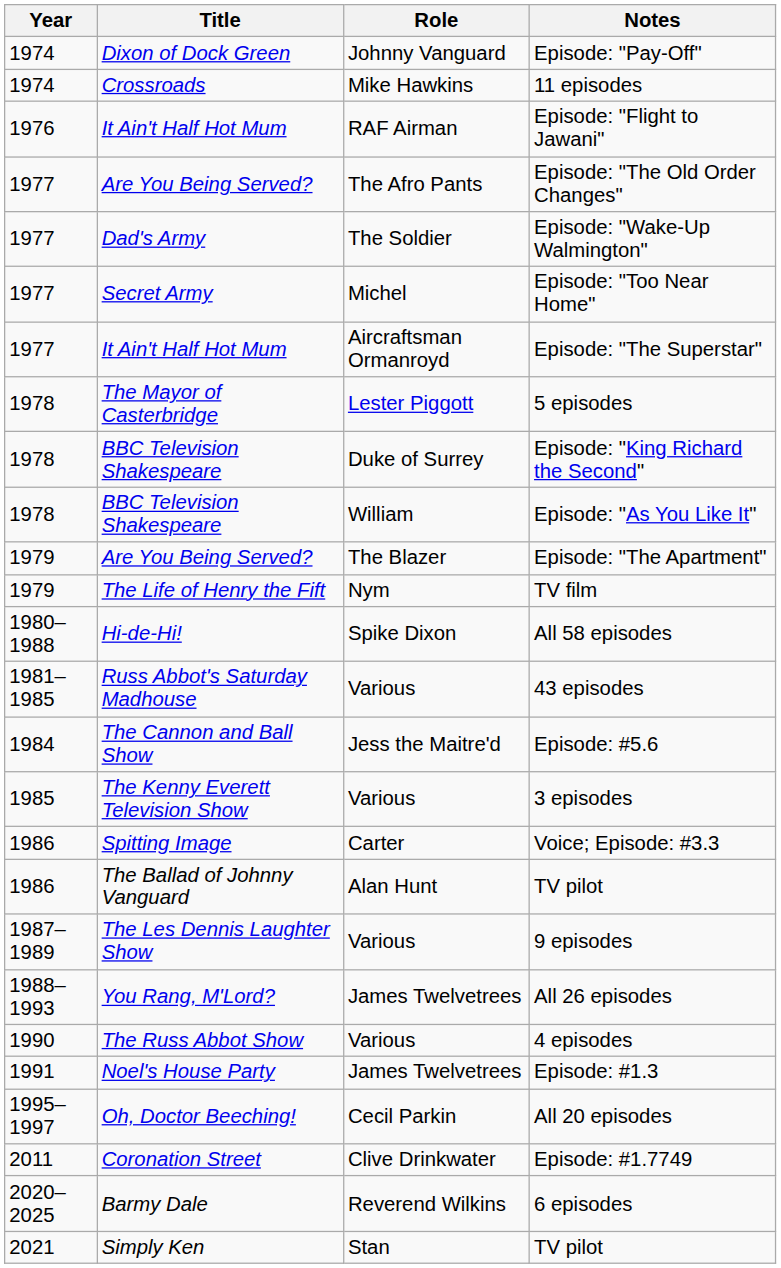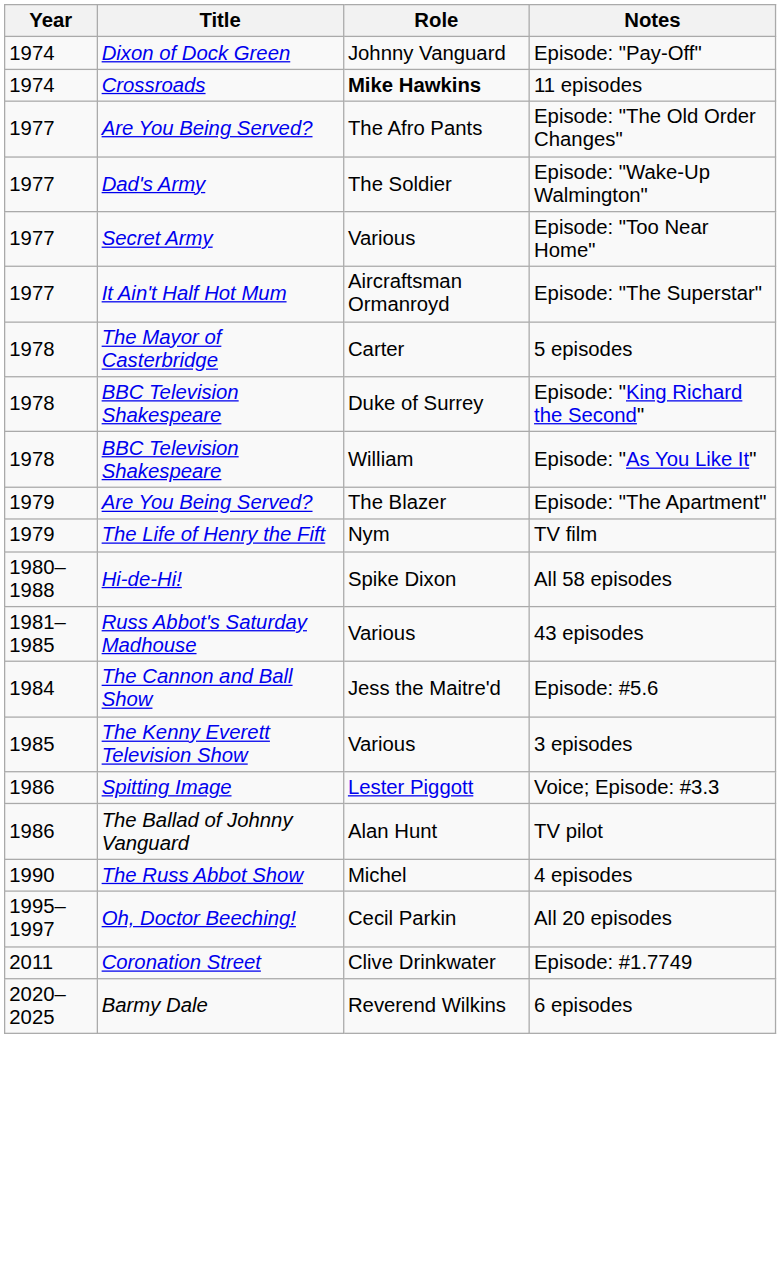(411, 85) normal -> (415, 85) bold
- row: (194, 128)
(377, 293) Michel -> (382, 238) Various
(411, 404) Lester Piggott -> (376, 349) Carter
(376, 842) Carter -> (411, 787) Lester Piggott
- row: (216, 941)
- row: (188, 996)
(382, 1040) Various -> (377, 875) Michel
- row: (188, 1072)
- row: (153, 1247)
